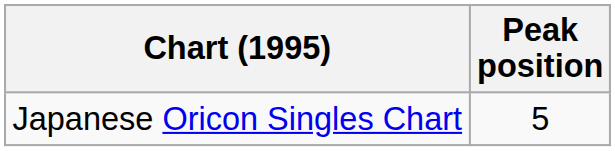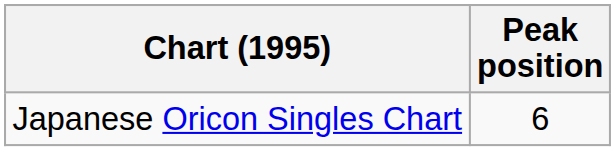(540, 118) 5 -> (540, 118) 6
